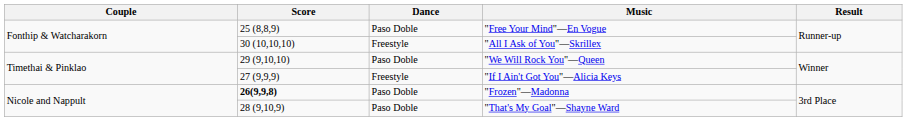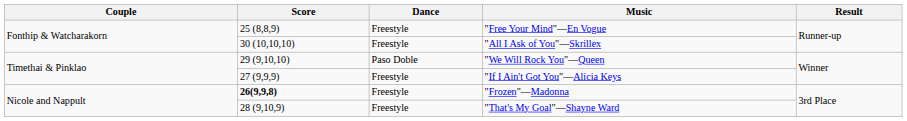(395, 28) Paso Doble -> (390, 28) Freestyle
(395, 92) Paso Doble -> (390, 92) Freestyle
(395, 108) Paso Doble -> (390, 108) Freestyle
